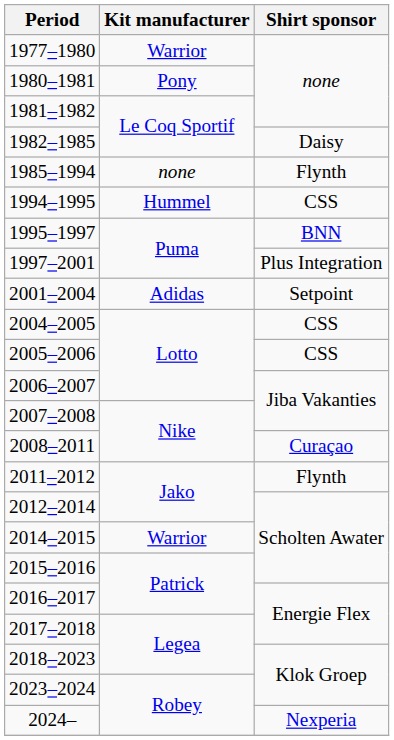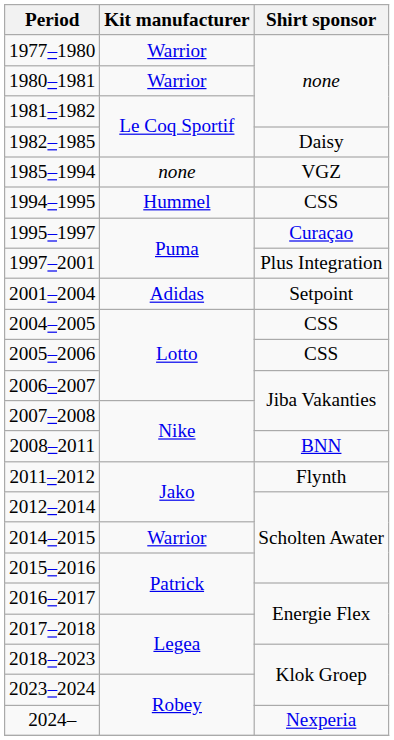(177, 80) Pony -> (177, 80) Warrior
(321, 171) Flynth -> (321, 171) VGZ
(321, 232) BNN -> (321, 232) Curaçao
(321, 446) Curaçao -> (321, 446) BNN
